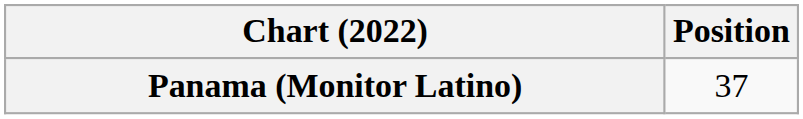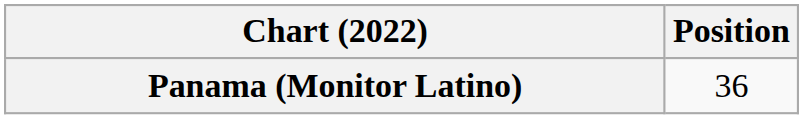(731, 85) 37 -> (731, 85) 36
